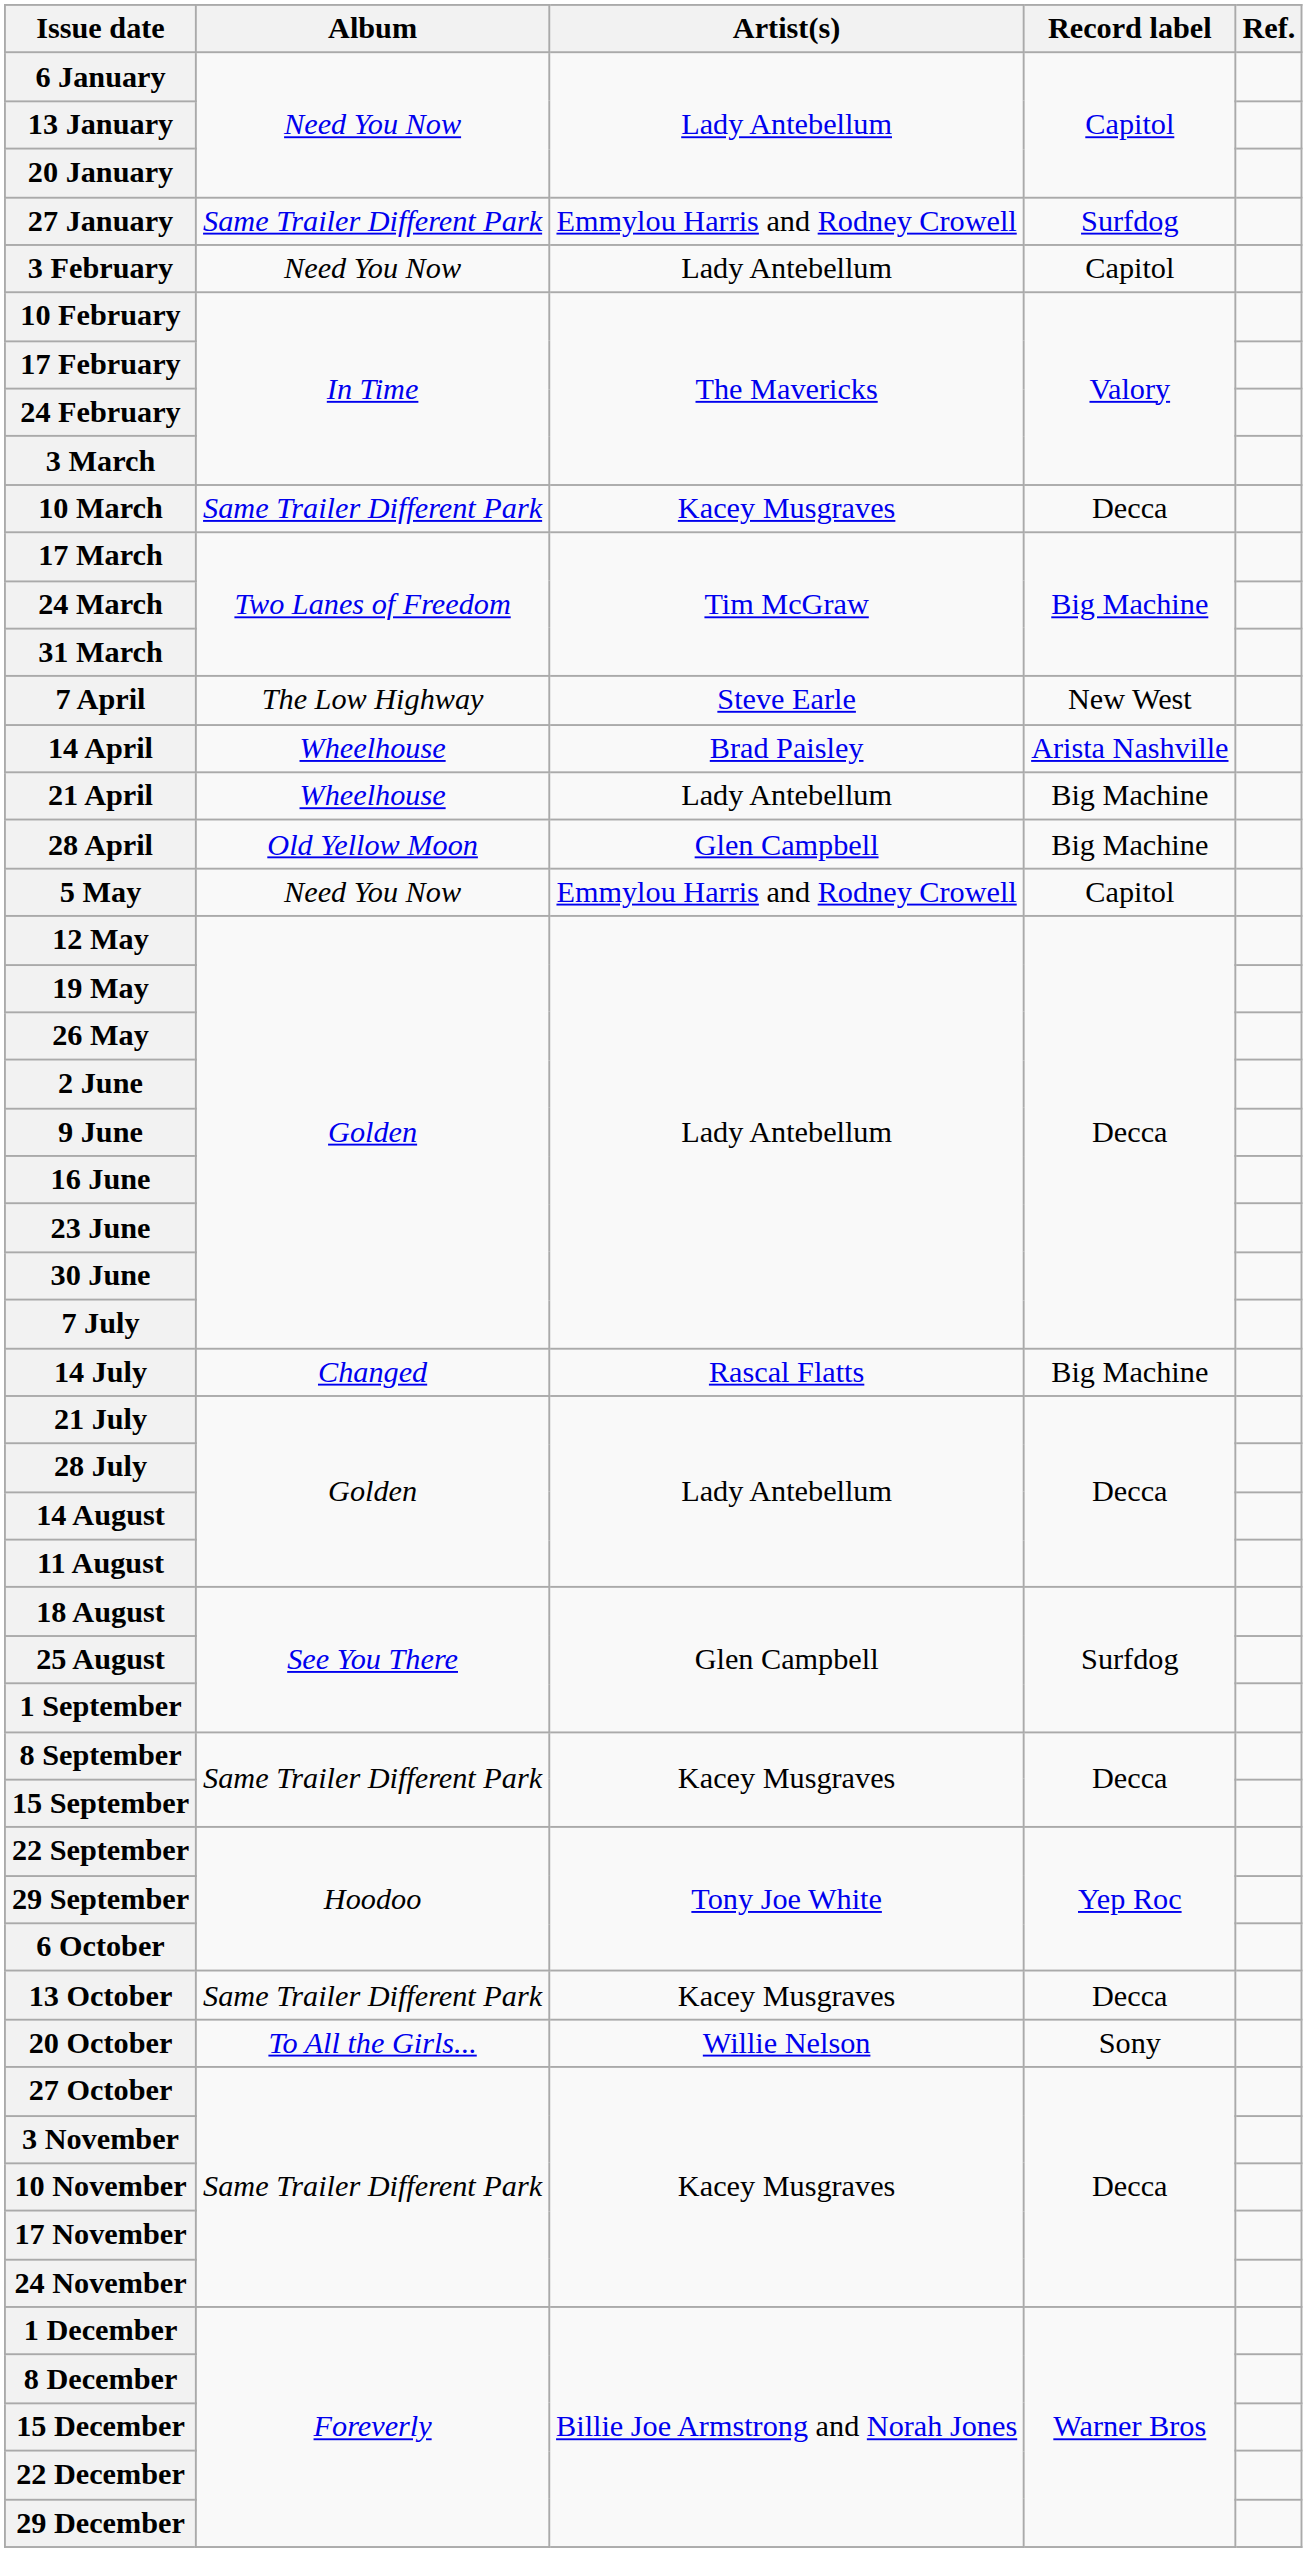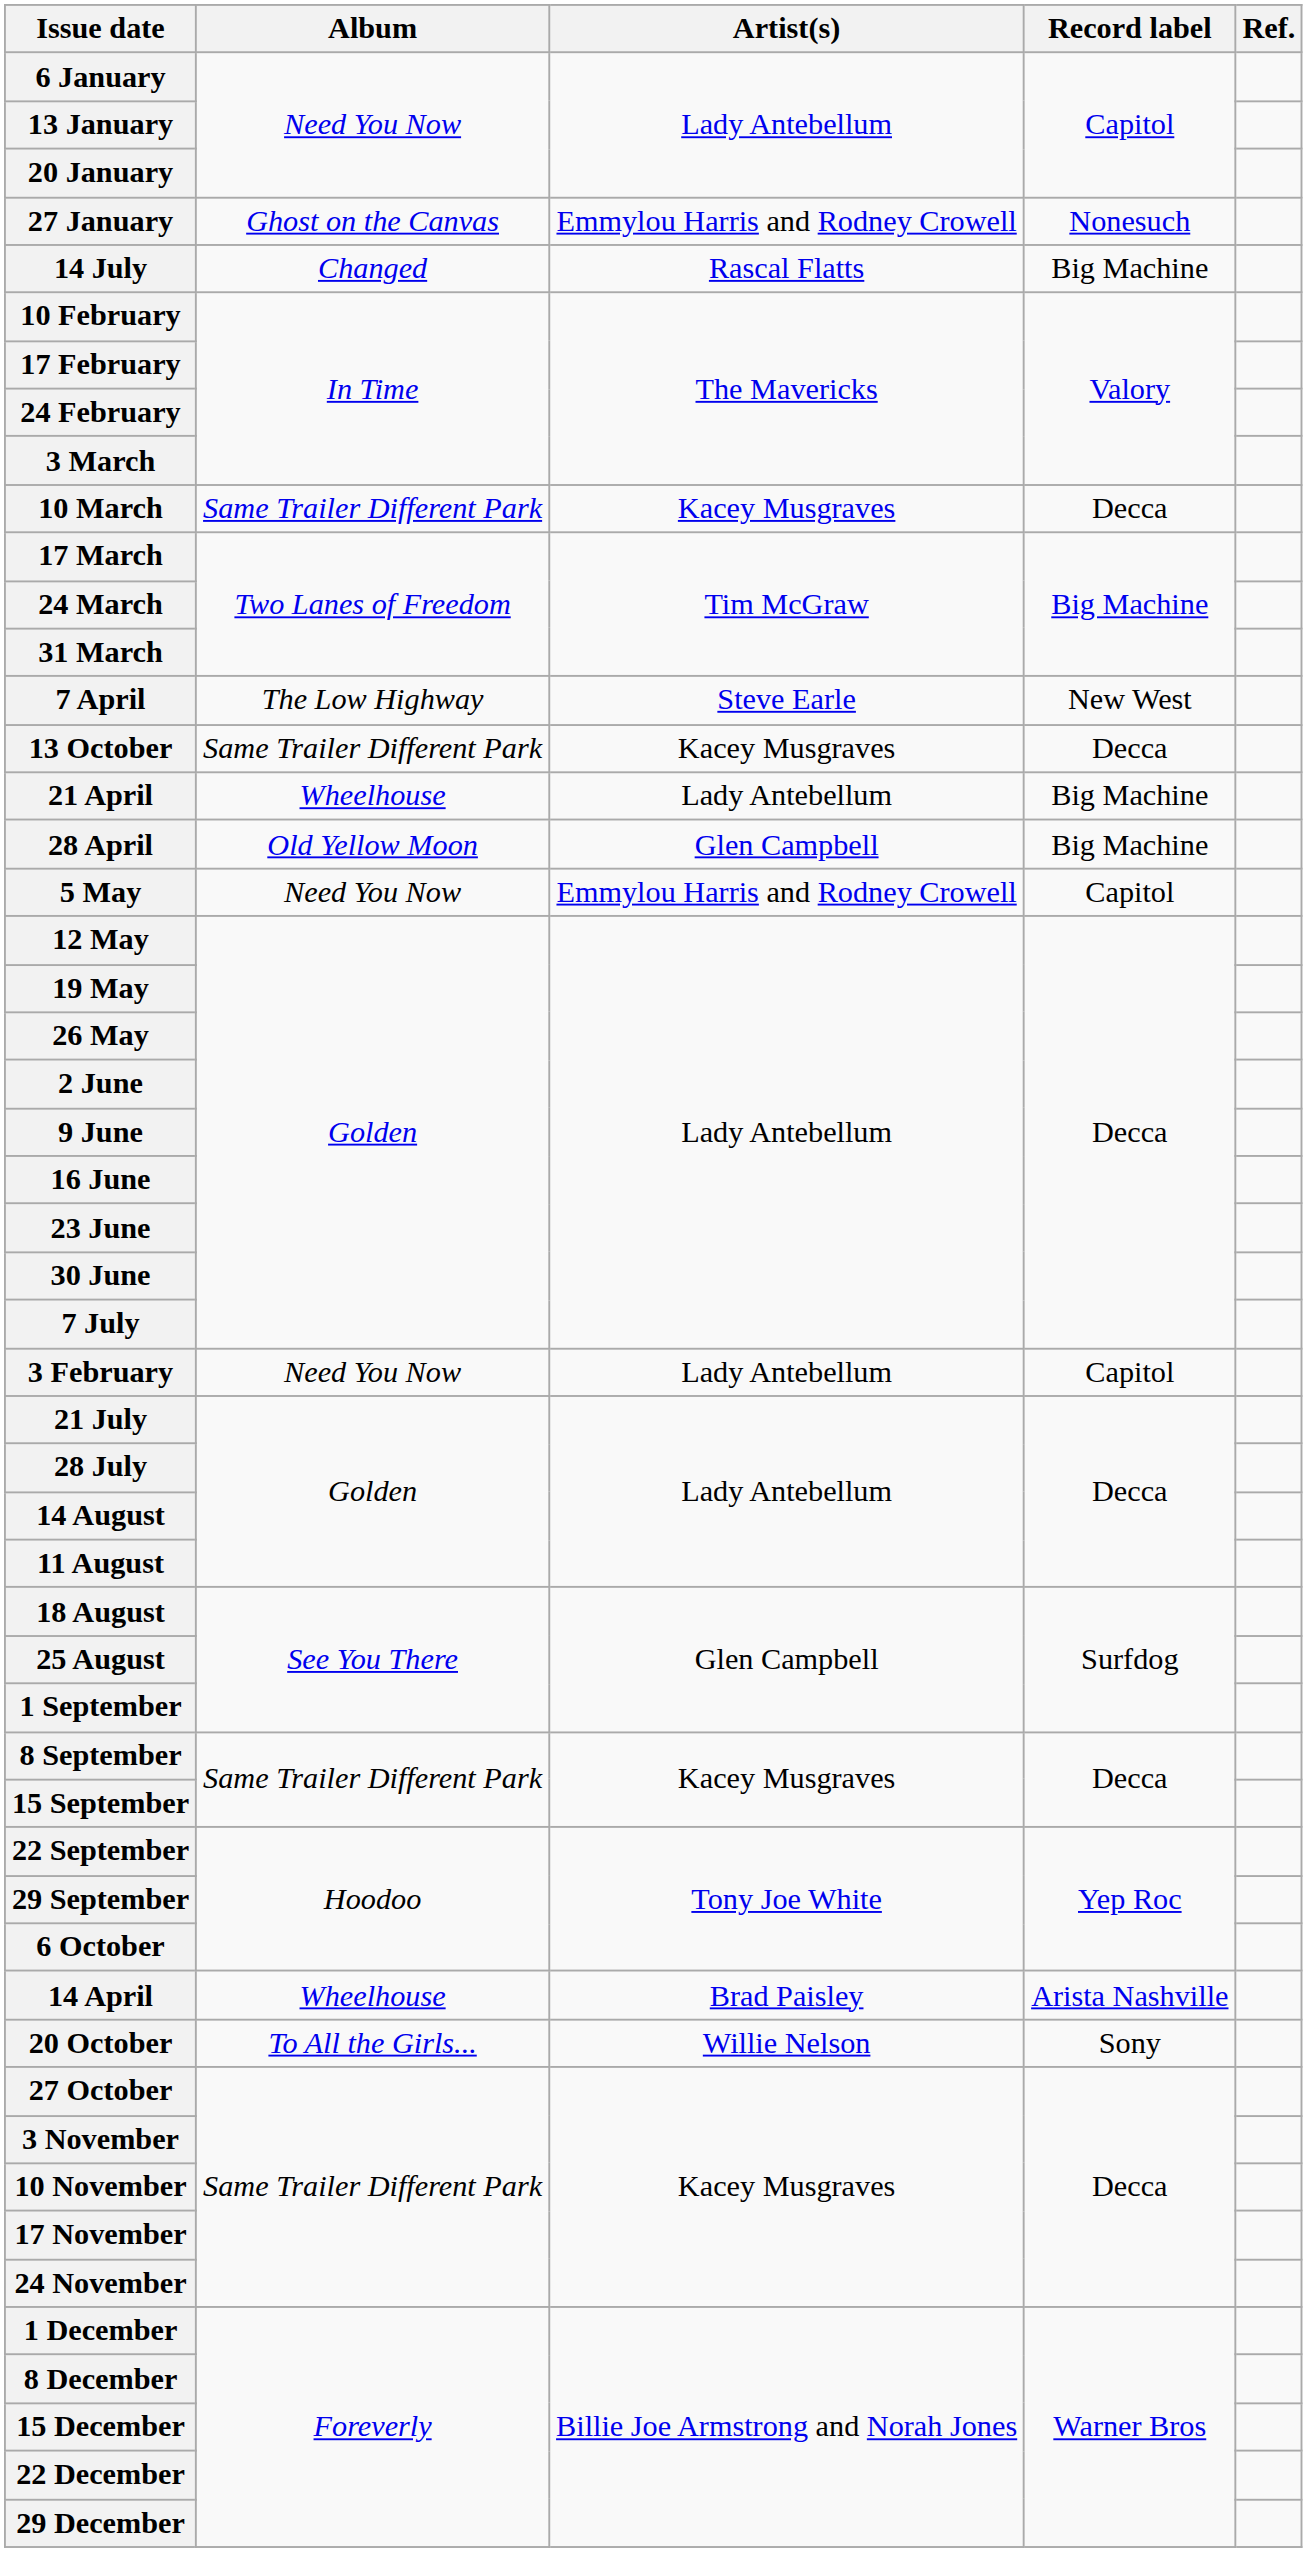(373, 220) Same Trailer Different Park -> (373, 220) Ghost on the Canvas
(1130, 220) Surfdog -> (1130, 220) Nonesuch
rows swapped: (101, 268) <-> (101, 1371)
rows swapped: (101, 747) <-> (101, 1994)
